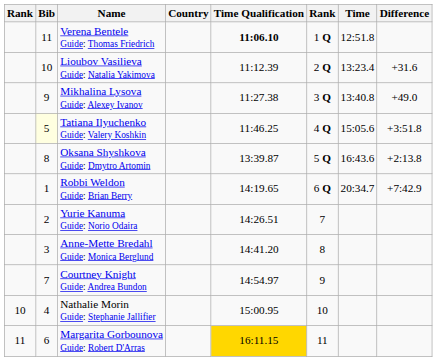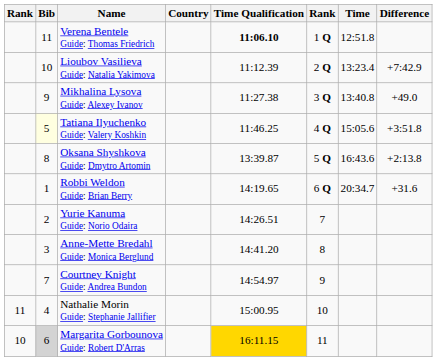(404, 67) +31.6 -> (404, 67) +7:42.9
(404, 189) +7:42.9 -> (404, 189) +31.6
(20, 310) 10 -> (20, 310) 11
(20, 341) 11 -> (20, 341) 10
(47, 341) no background -> (47, 341) lightgrey background
